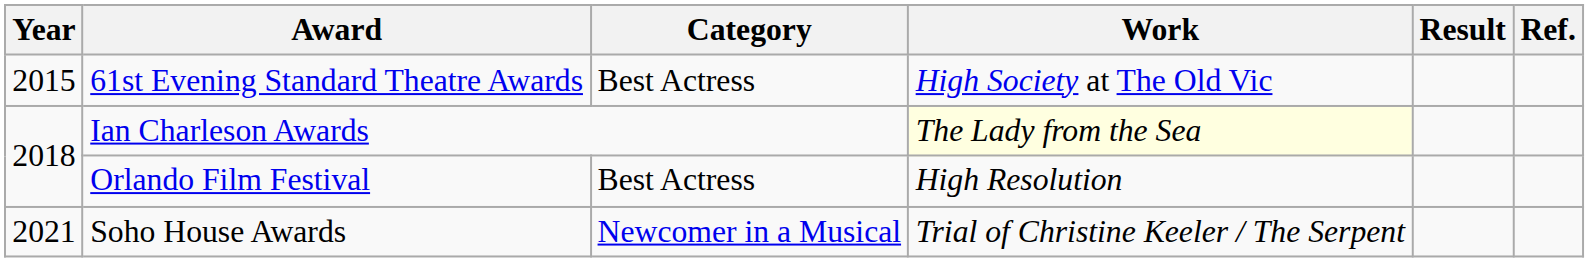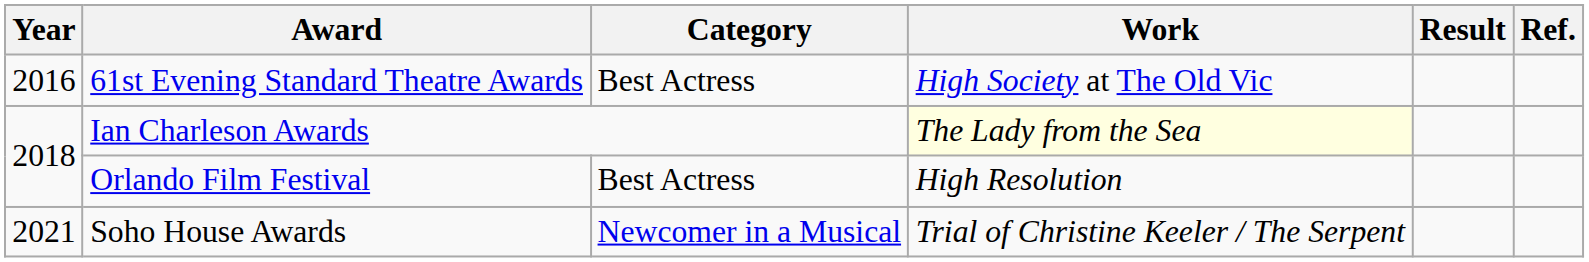(44, 79) 2015 -> (44, 79) 2016
